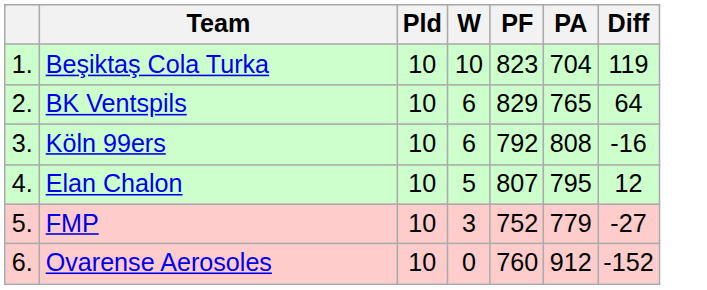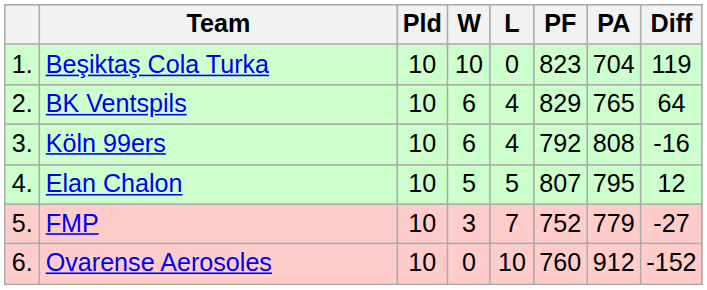+ column: (512, 24)
